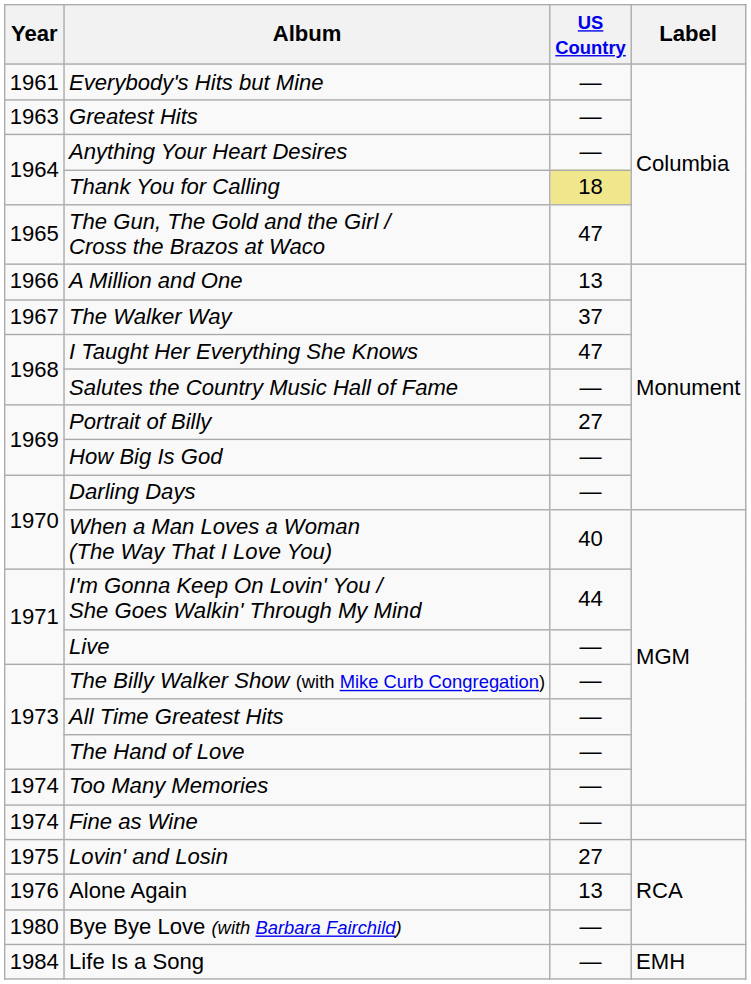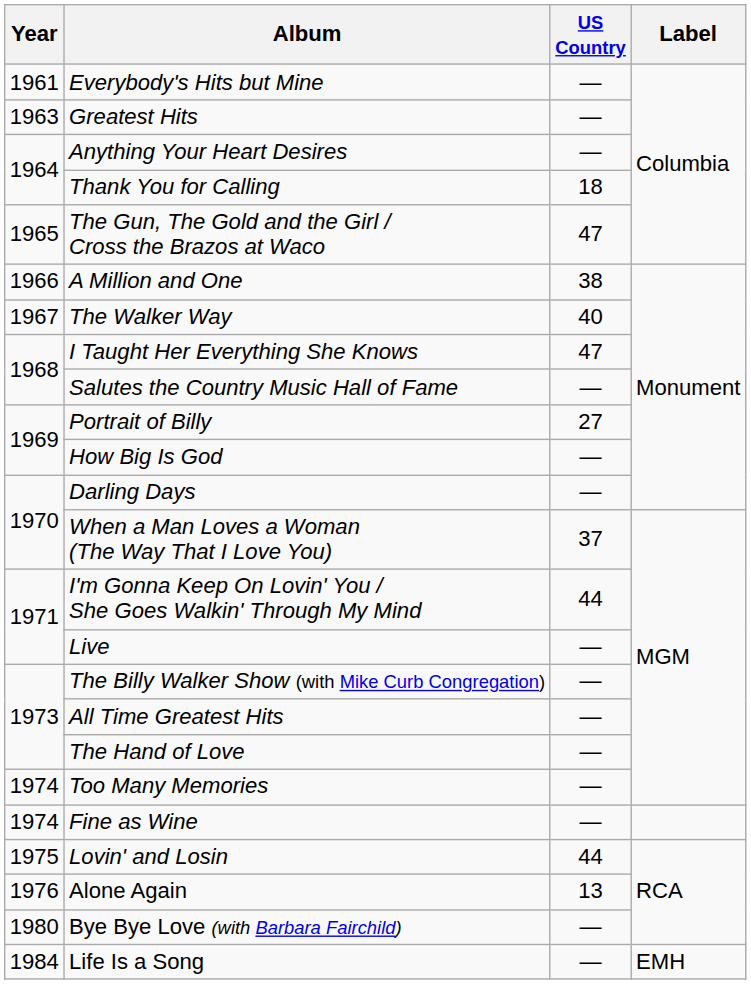(591, 186) khaki background -> (591, 186) no background
(591, 281) 13 -> (591, 281) 38
(591, 316) 37 -> (591, 316) 40
(591, 539) 40 -> (591, 539) 37
(591, 856) 27 -> (591, 856) 44
